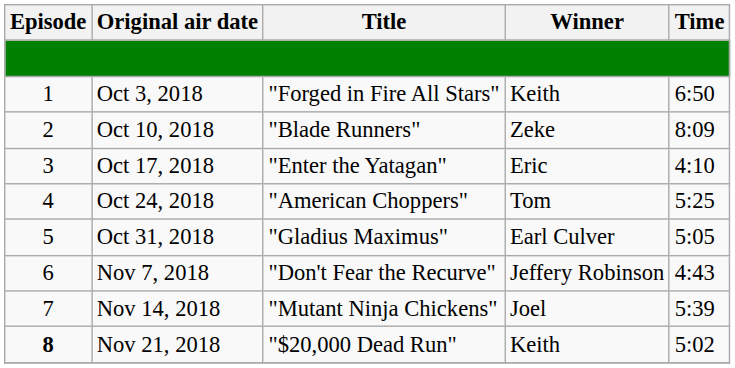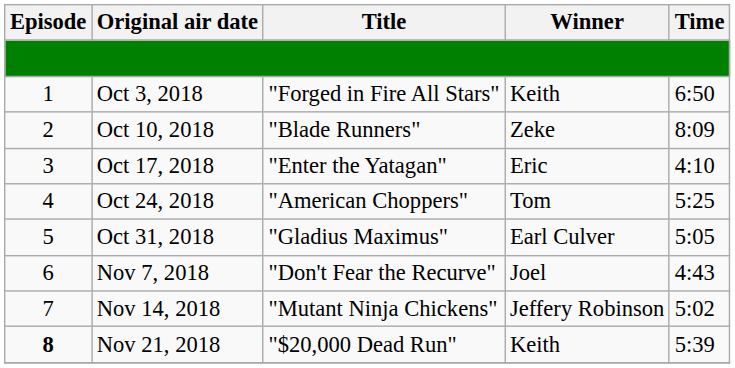(587, 272) Jeffery Robinson -> (528, 272) Joel
(528, 308) Joel -> (587, 308) Jeffery Robinson
(695, 308) 5:39 -> (695, 308) 5:02
(695, 344) 5:02 -> (695, 344) 5:39
